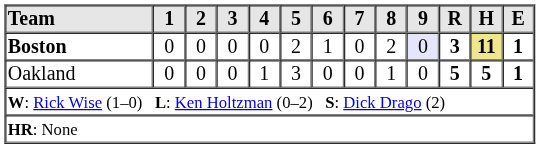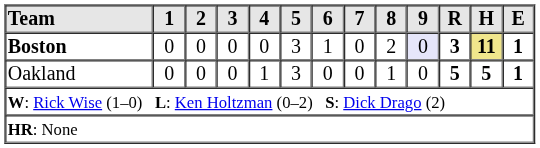(296, 46) 2 -> (296, 46) 3
